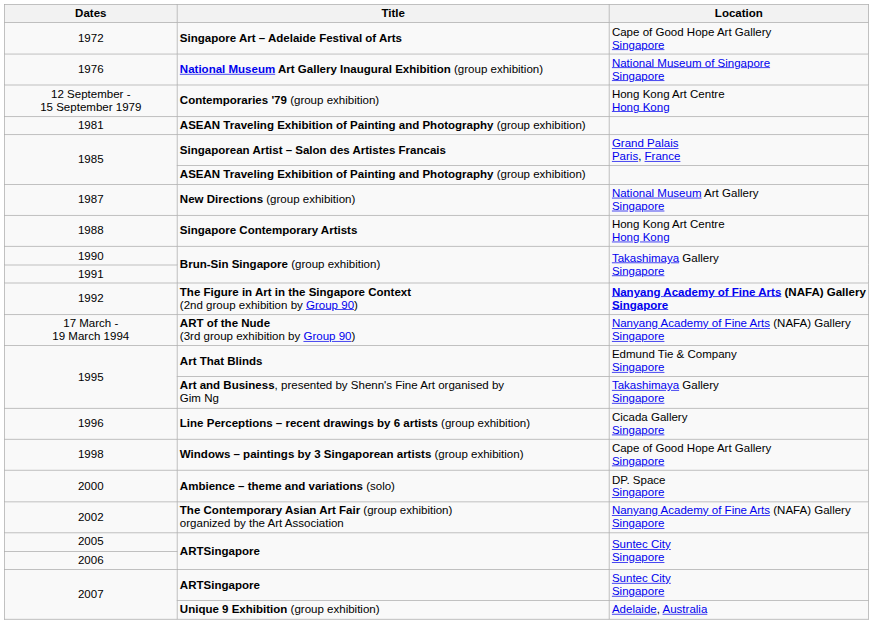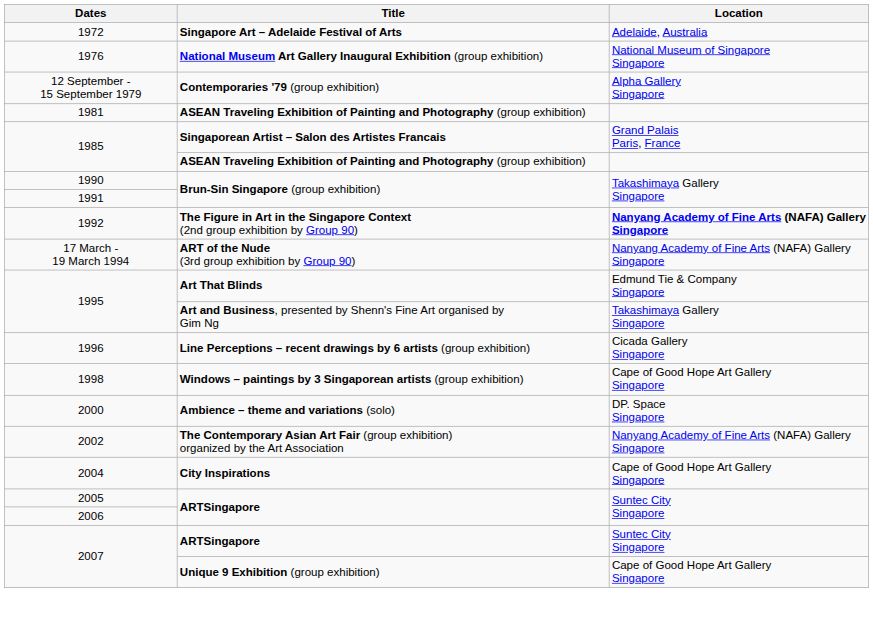(692, 38) Cape of Good Hope Art Gallery Singapore -> (660, 31) Adelaide, Australia
(668, 100) Hong Kong Art Centre Hong Kong -> (646, 87) Alpha Gallery Singapore
- row: (91, 199)
- row: (91, 231)
+ row: (91, 473)
(660, 609) Adelaide, Australia -> (692, 572) Cape of Good Hope Art Gallery Singapore
